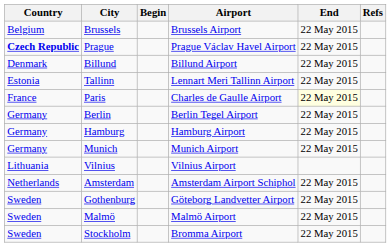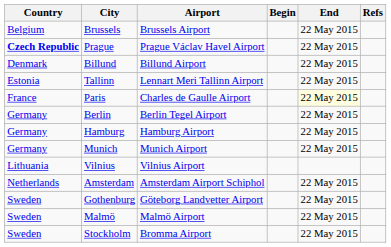columns swapped: (233, 13) <-> (153, 13)
